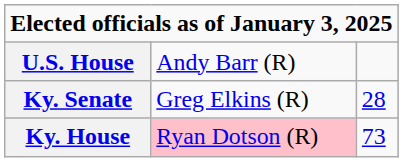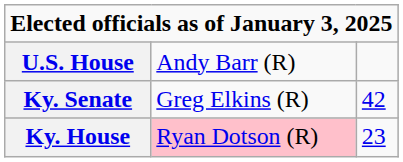(374, 99) 28 -> (374, 99) 42
(374, 136) 73 -> (374, 136) 23
